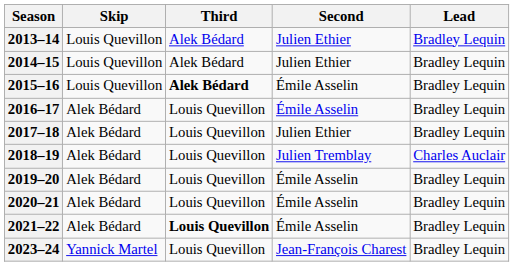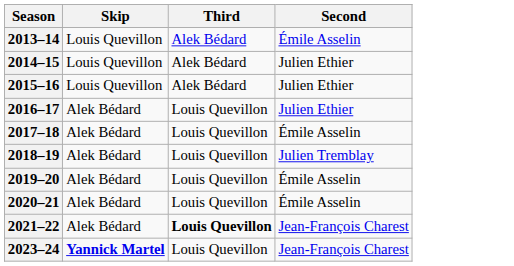- column: (459, 16)
(313, 39) Julien Ethier -> (320, 39) Émile Asselin
(209, 86) bold -> (209, 86) normal
(317, 86) Émile Asselin -> (316, 86) Julien Ethier
(317, 109) Émile Asselin -> (316, 109) Julien Ethier
(313, 132) Julien Ethier -> (320, 132) Émile Asselin
(317, 226) Émile Asselin -> (344, 226) Jean-François Charest
(112, 249) normal -> (115, 249) bold
